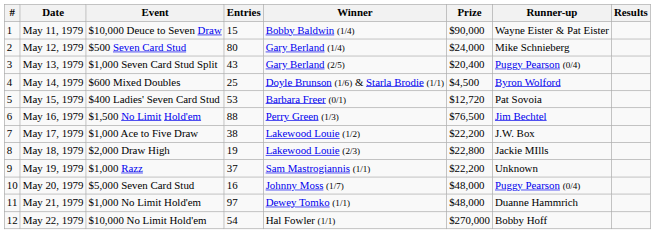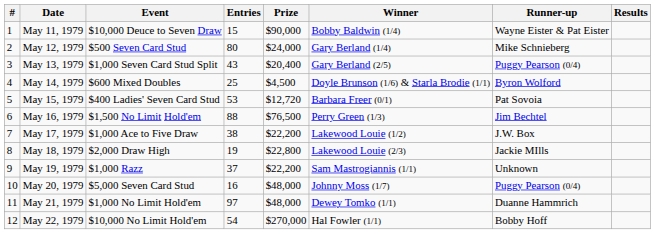columns swapped: (355, 13) <-> (470, 13)
